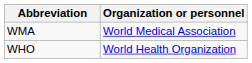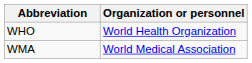rows swapped: (21, 49) <-> (21, 31)
